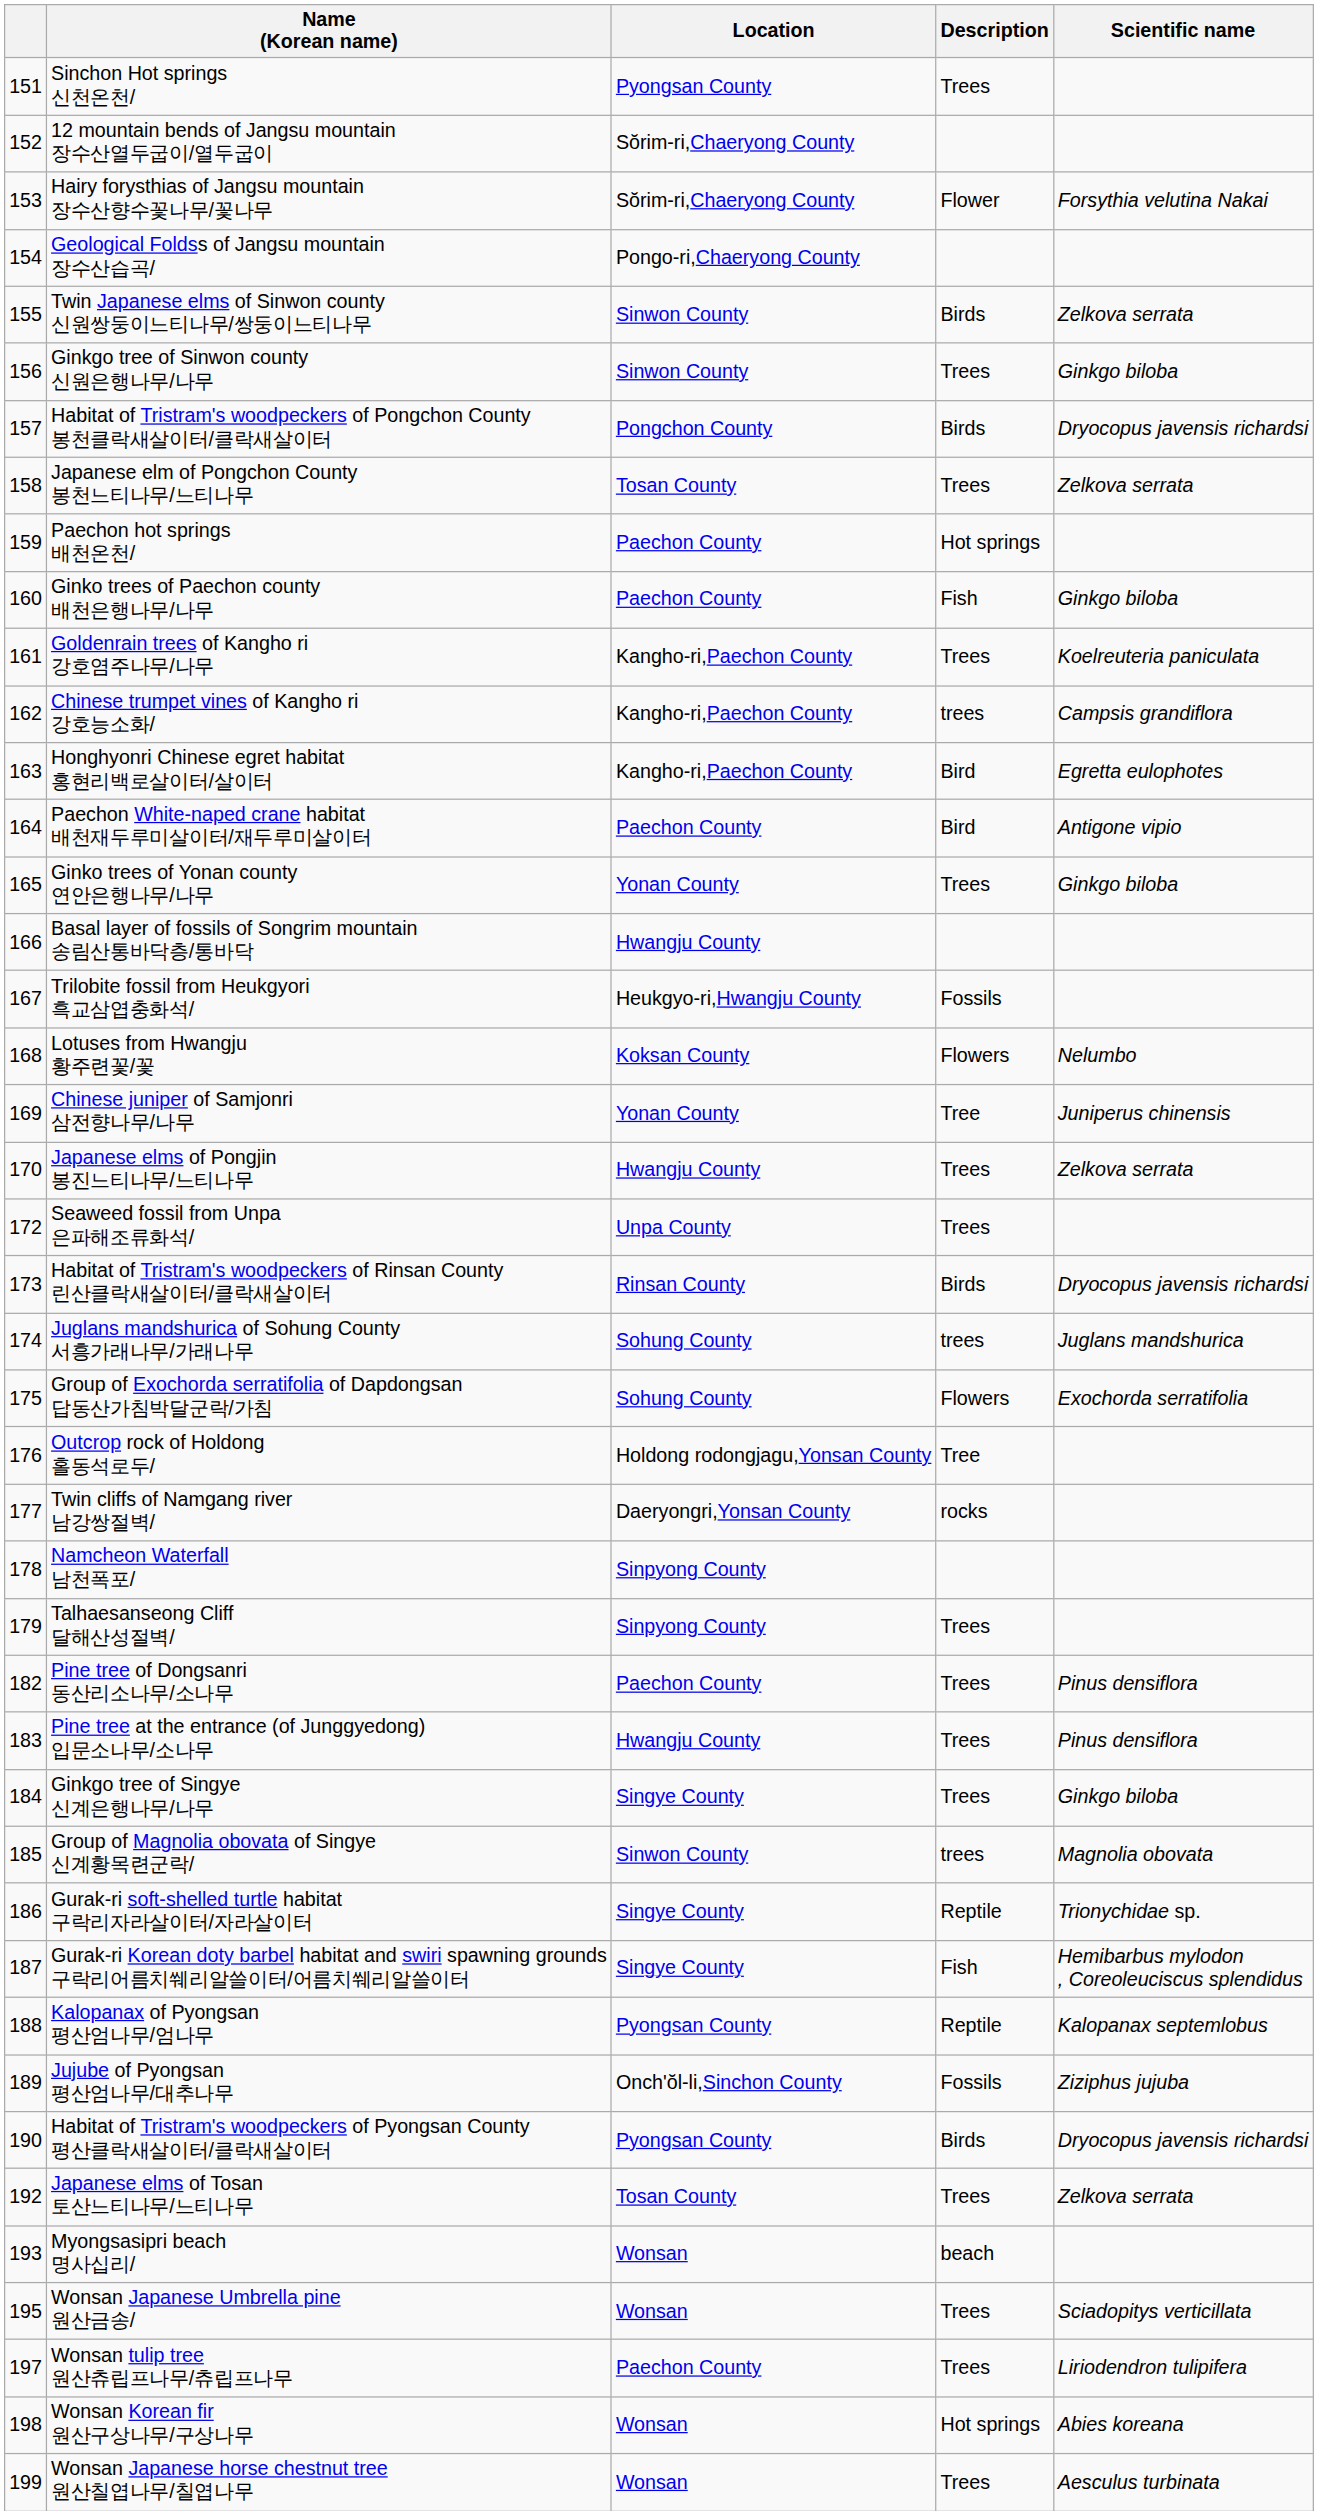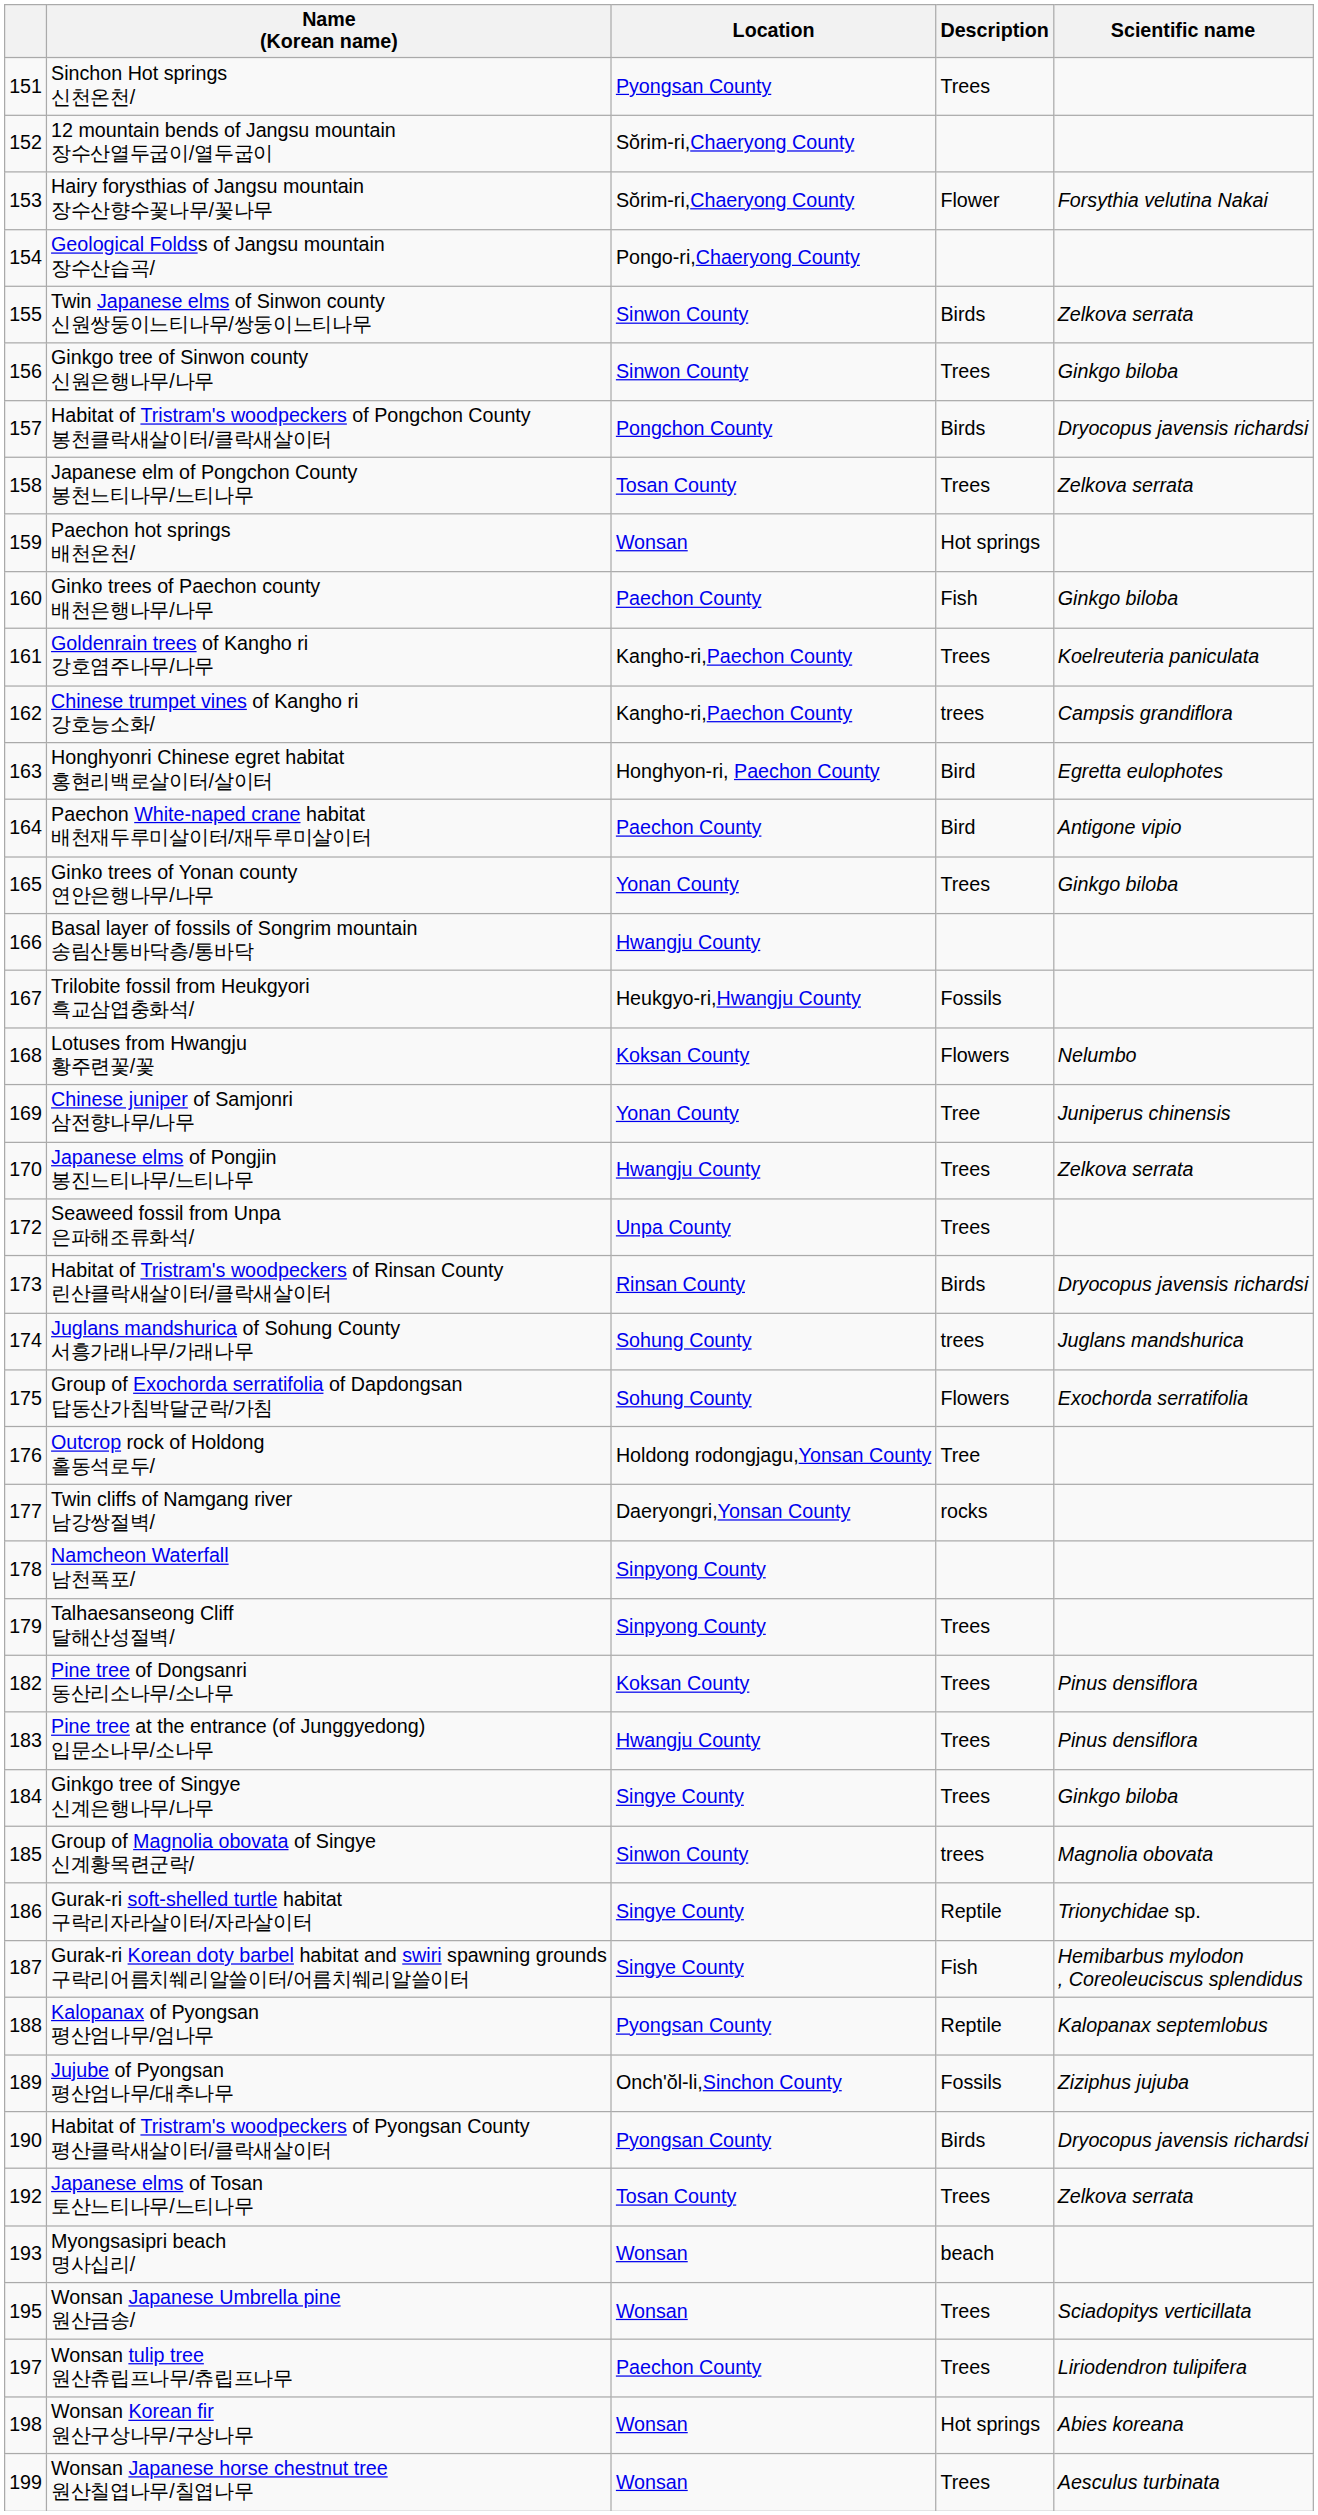(689, 542) Paechon County -> (652, 542) Wonsan
(734, 770) Kangho-ri,Paechon County -> (748, 770) Honghyon-ri, Paechon County
(689, 1683) Paechon County -> (683, 1683) Koksan County
